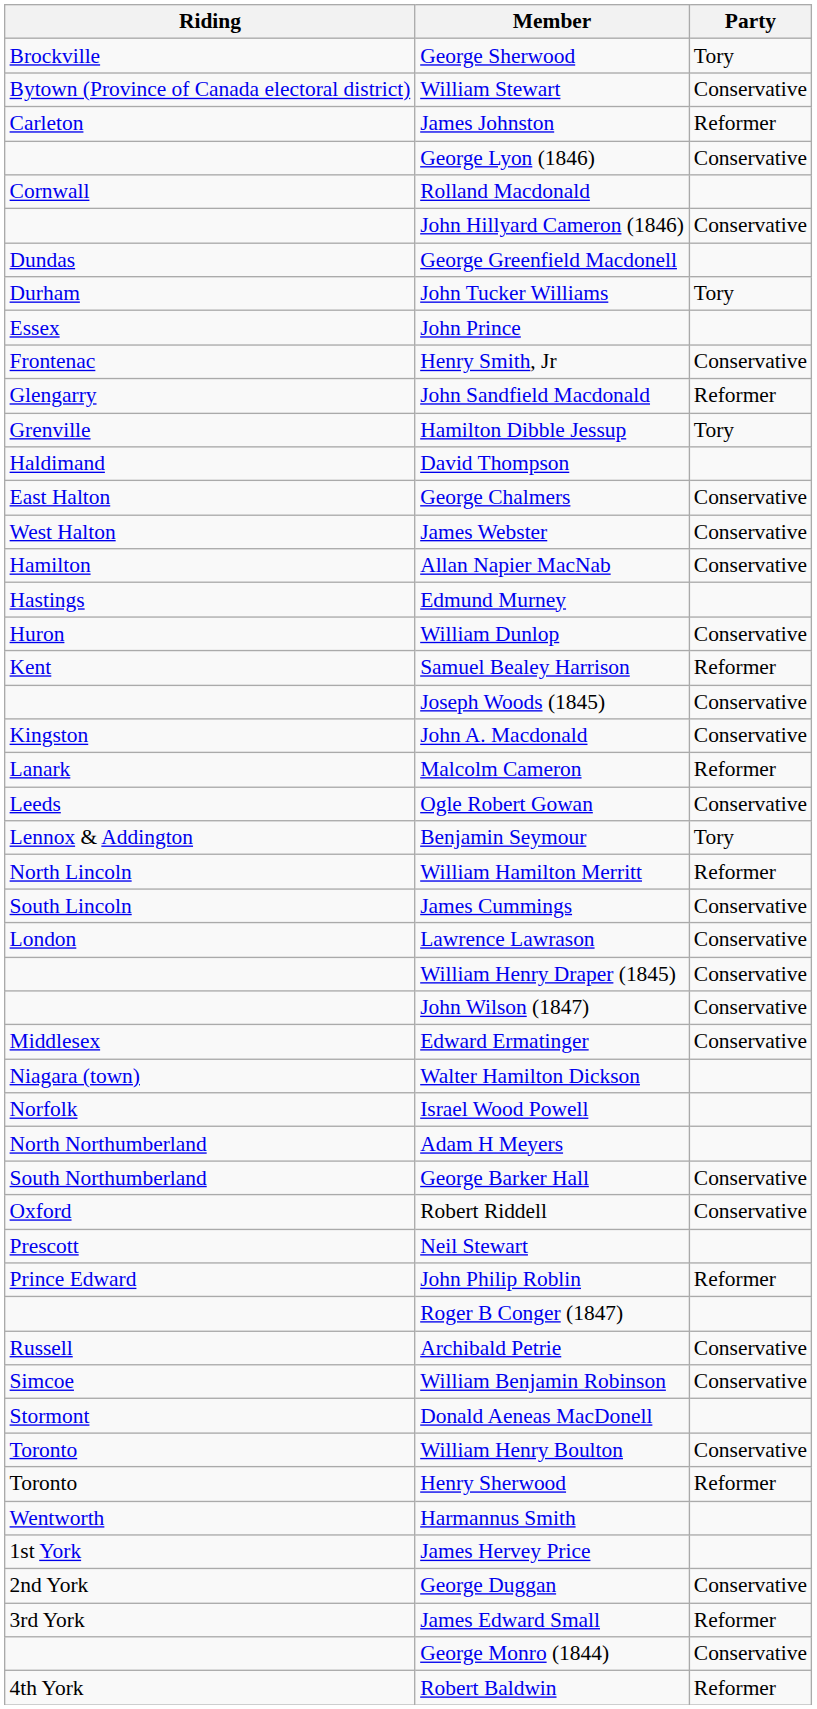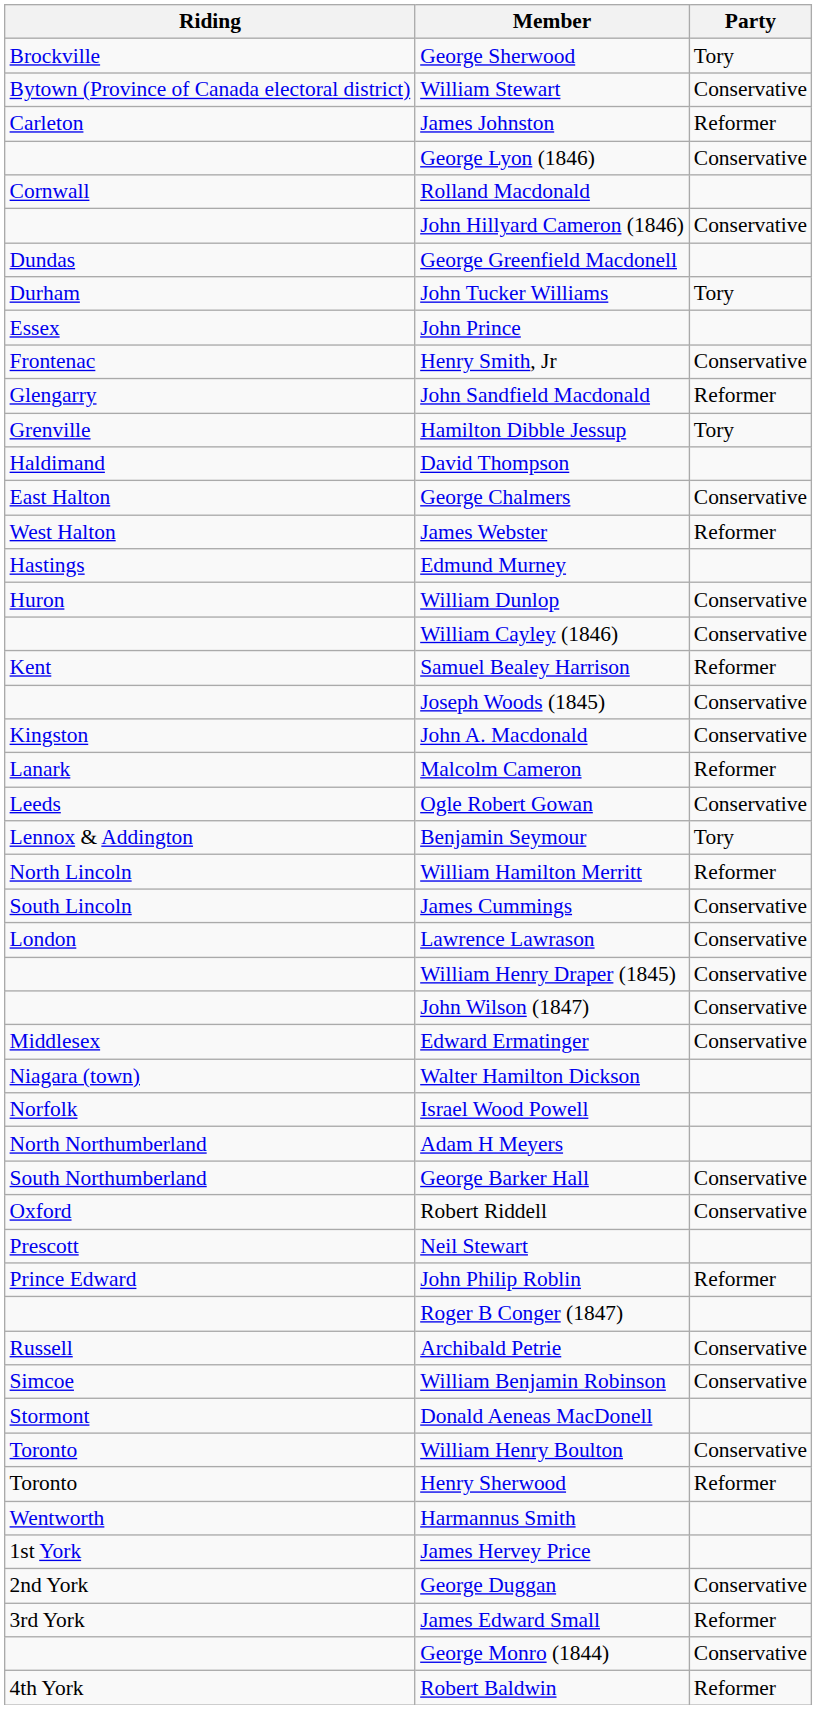(750, 531) Conservative -> (735, 531) Reformer
- row: (515, 565)
+ row: (519, 633)
